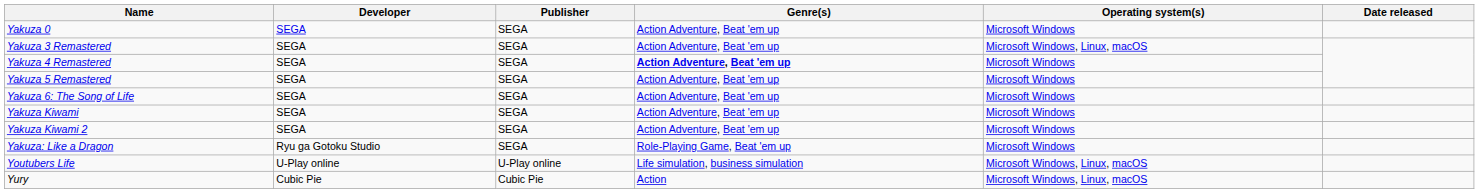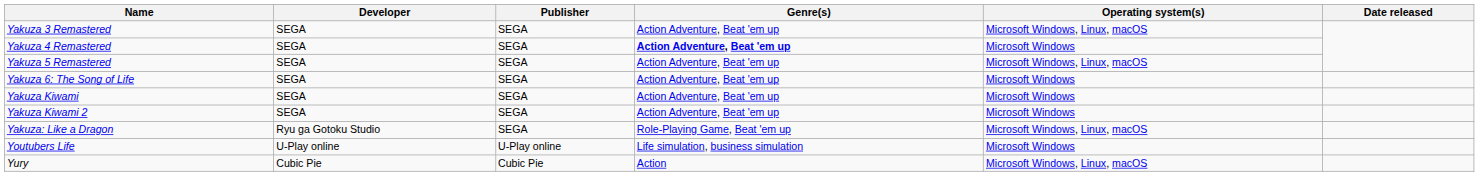- row: (29, 29)
(1030, 79) Microsoft Windows -> (1067, 63) Microsoft Windows, Linux, macOS
(1030, 146) Microsoft Windows -> (1067, 129) Microsoft Windows, Linux, macOS
(1067, 163) Microsoft Windows, Linux, macOS -> (1030, 146) Microsoft Windows
